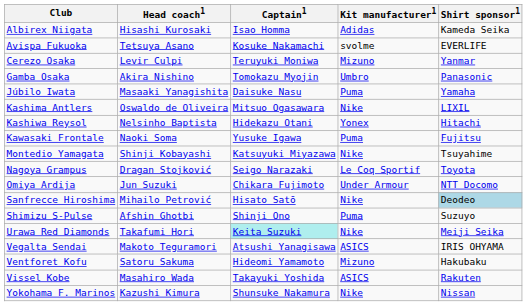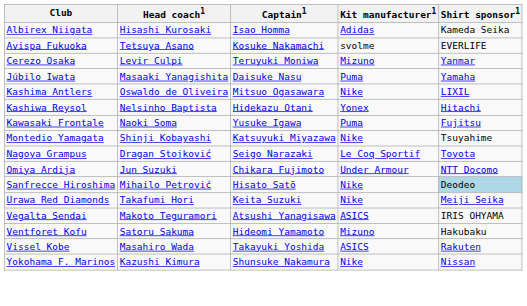- row: (38, 76)
- row: (49, 216)
(267, 231) paleturquoise background -> (267, 200) no background
